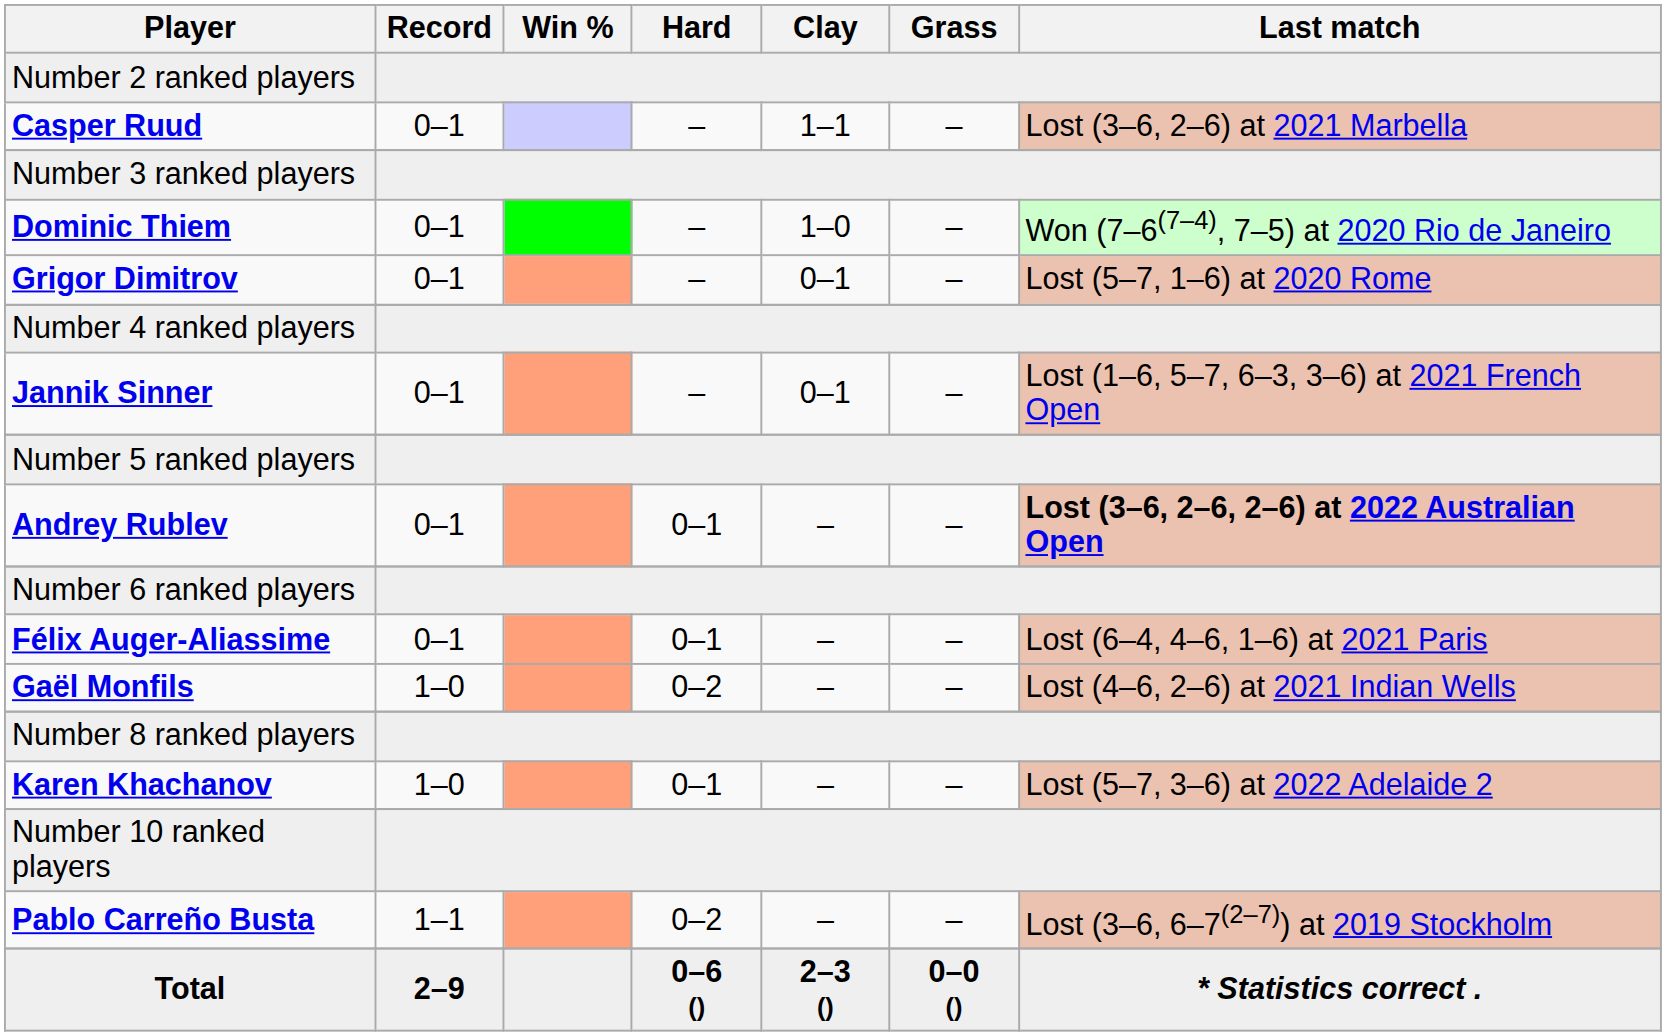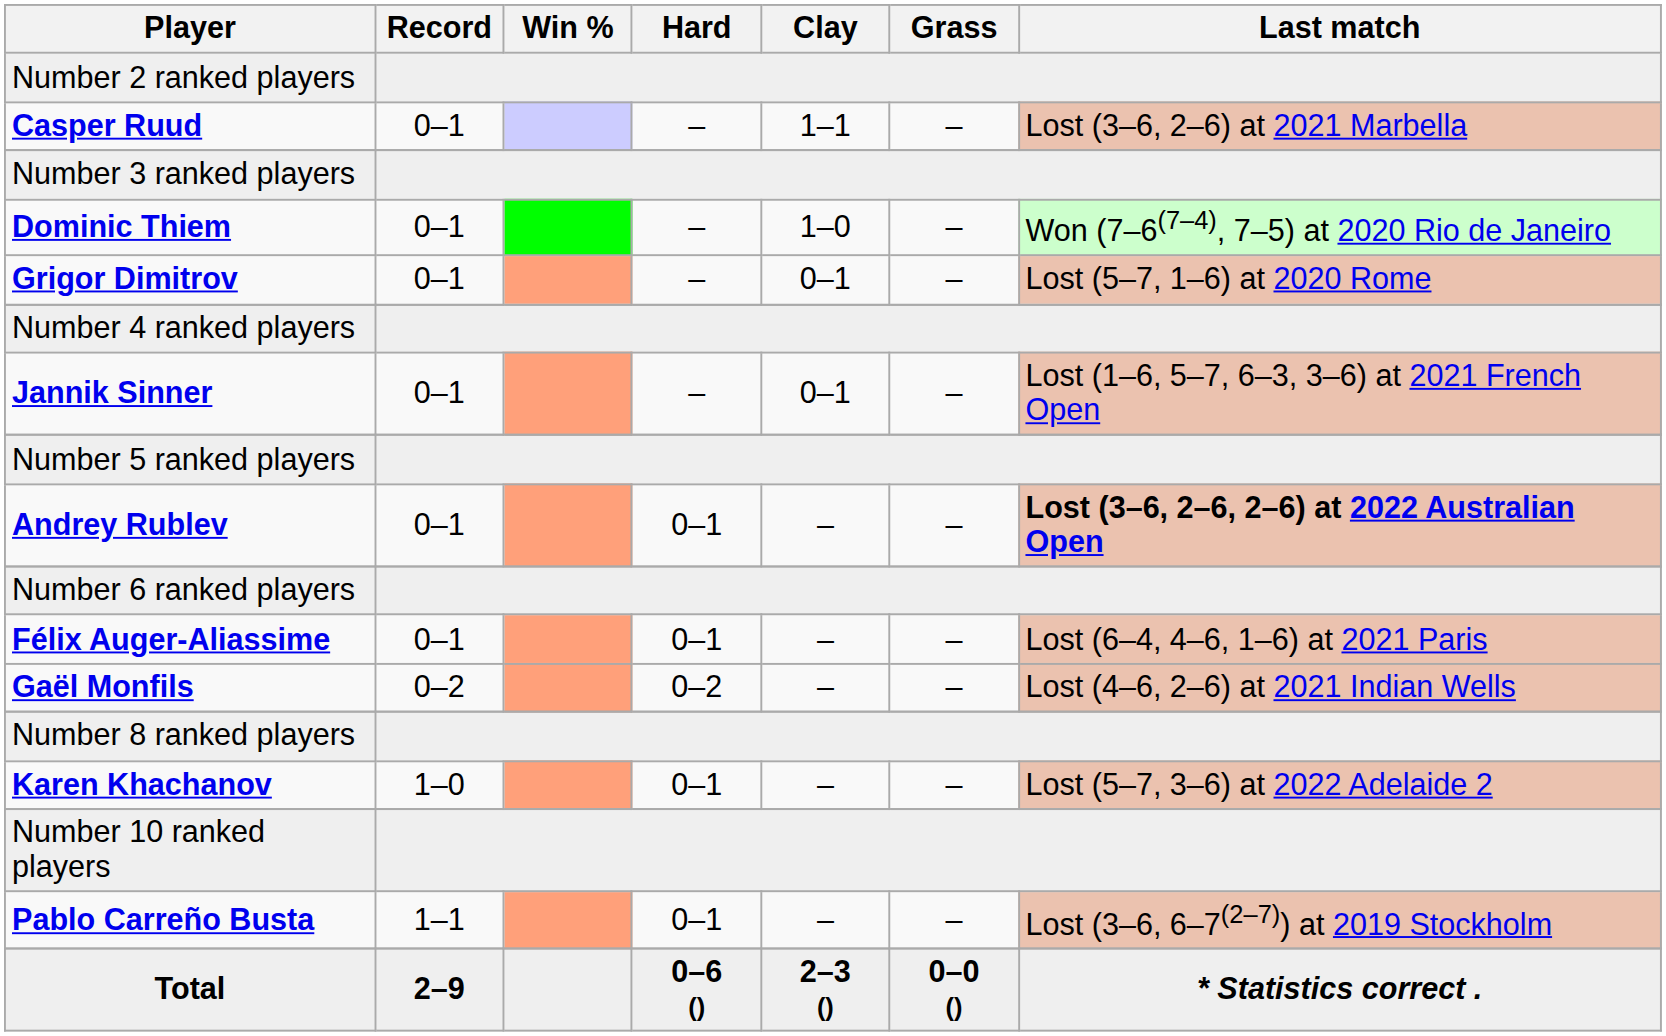(439, 687) 1–0 -> (439, 687) 0–2
(697, 919) 0–2 -> (697, 919) 0–1
